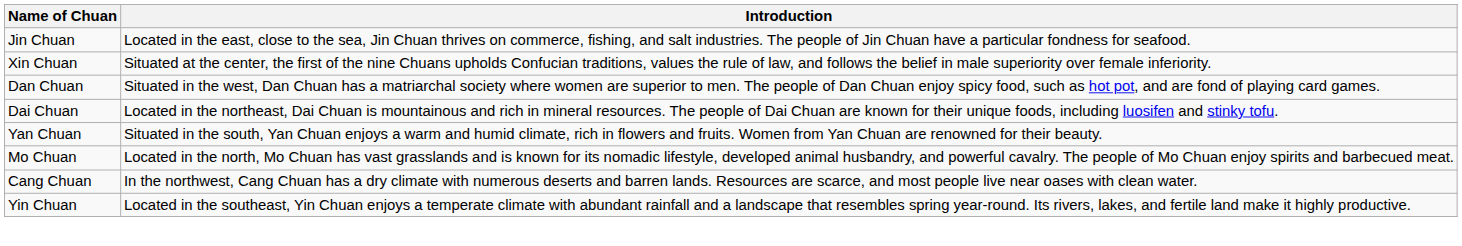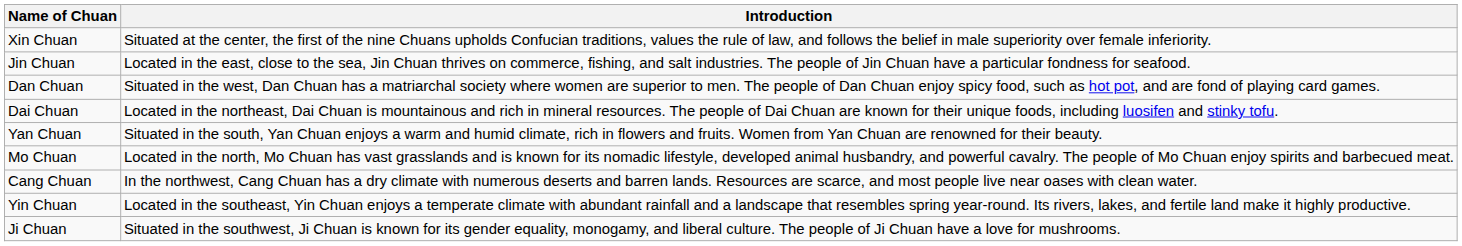rows swapped: (43, 63) <-> (41, 39)
+ row: (37, 228)
